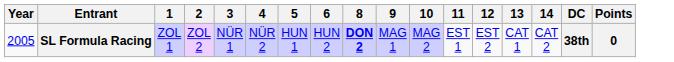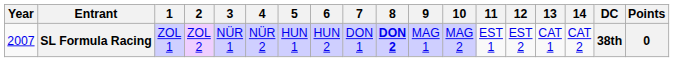+ column: (359, 14)
(21, 40) 2005 -> (21, 40) 2007
